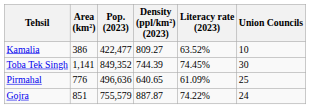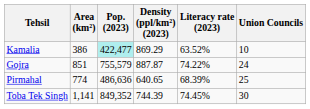(116, 49) no background -> (116, 49) paleturquoise background
(150, 49) 809.27 -> (150, 49) 869.29
rows swapped: (18, 96) <-> (37, 65)
(80, 80) 776 -> (80, 80) 774
(116, 80) 496,636 -> (116, 80) 486,636
(195, 80) 61.09% -> (195, 80) 68.39%
